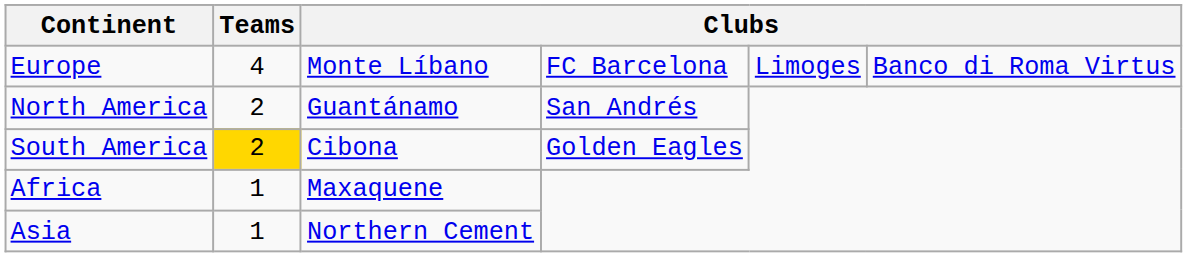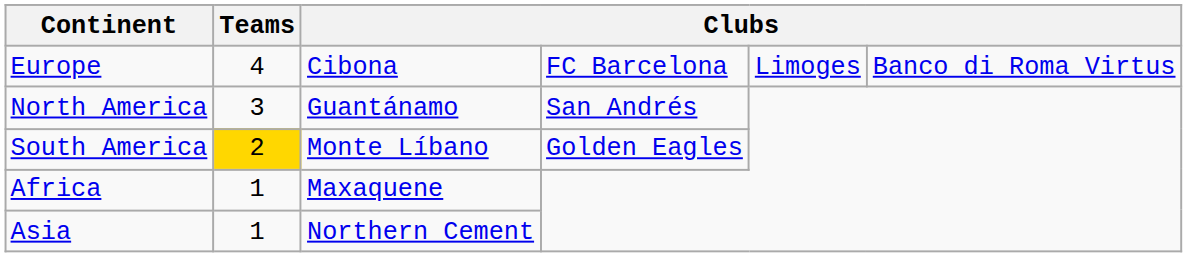(398, 67) Monte Líbano -> (352, 67) Cibona
(257, 108) 2 -> (257, 108) 3
(352, 149) Cibona -> (398, 149) Monte Líbano
